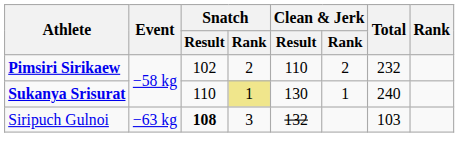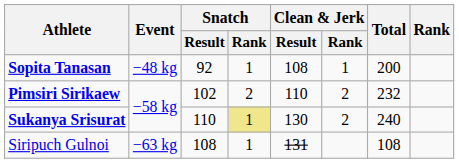+ row: (59, 68)
(345, 94) 1 -> (345, 119) 2
(204, 119) bold -> (204, 145) normal
(249, 119) 3 -> (249, 145) 1
(296, 119) 132 -> (296, 145) 131
(389, 119) 103 -> (389, 145) 108
